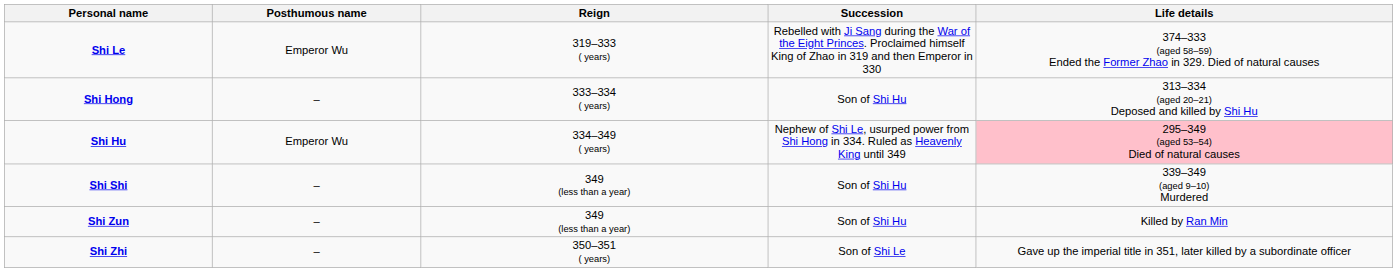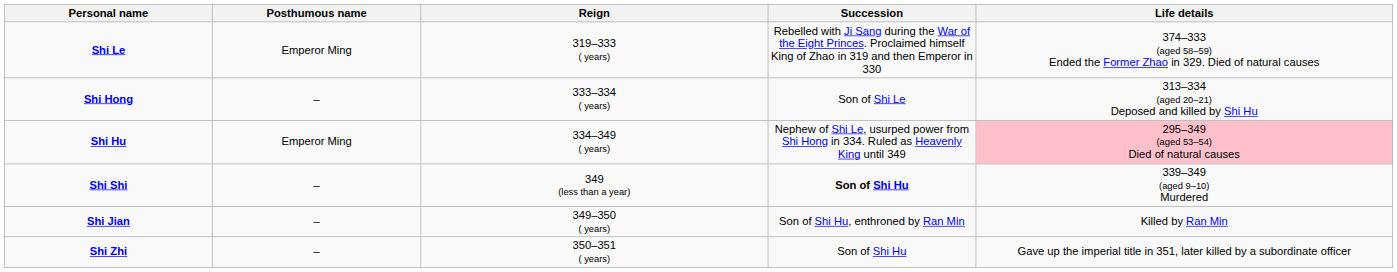(317, 50) Emperor Wu -> (317, 50) Emperor Ming
(872, 99) Son of Shi Hu -> (872, 99) Son of Shi Le
(317, 142) Emperor Wu -> (317, 142) Emperor Ming
(872, 185) normal -> (872, 185) bold
- row: (108, 221)
+ row: (108, 221)
(872, 252) Son of Shi Le -> (872, 252) Son of Shi Hu
